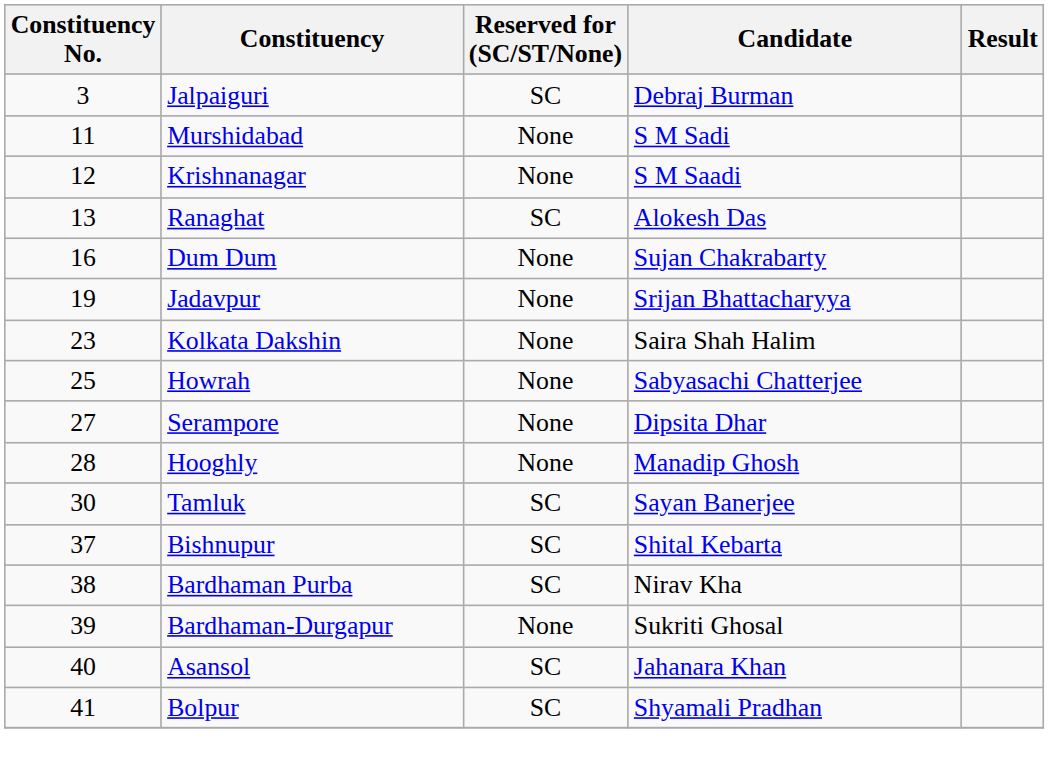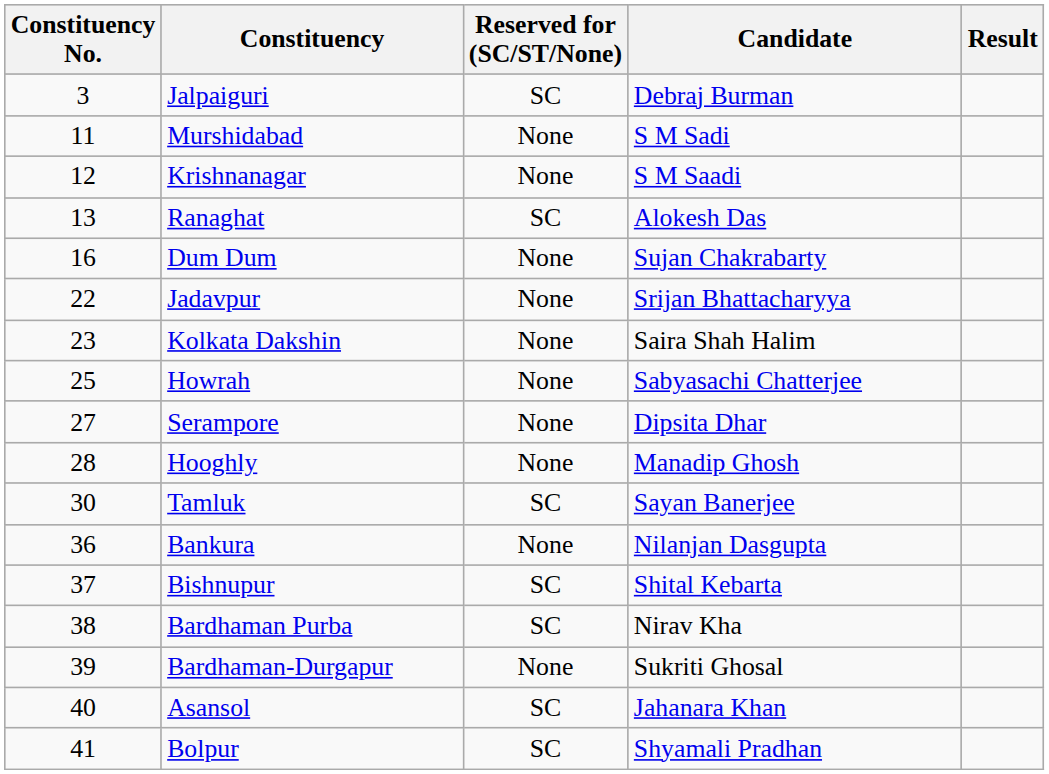(83, 299) 19 -> (83, 299) 22
+ row: (211, 544)
